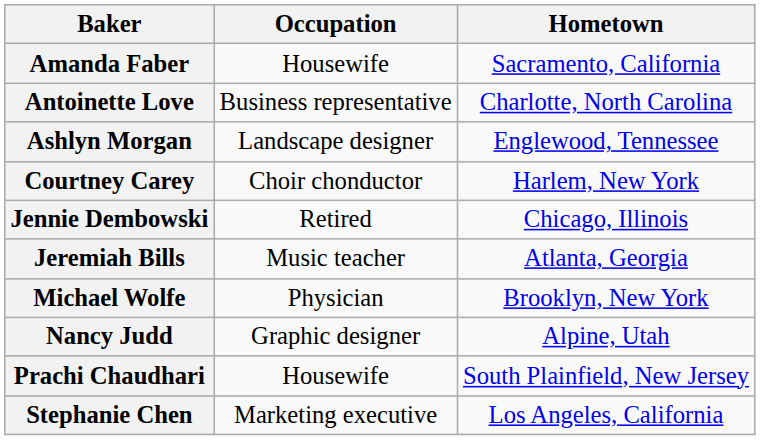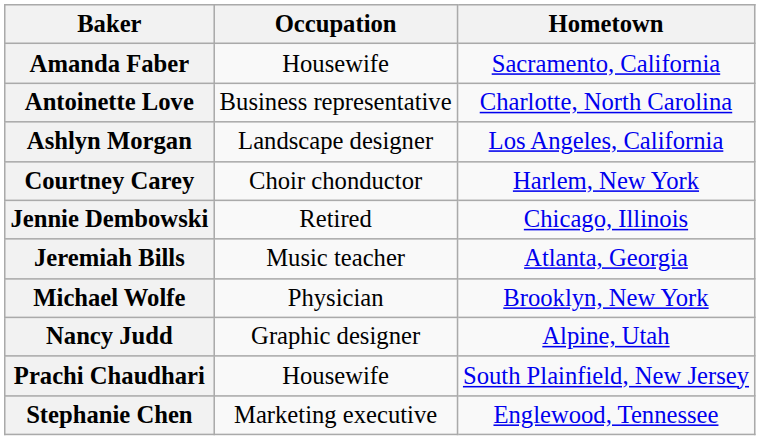(606, 141) Englewood, Tennessee -> (606, 141) Los Angeles, California
(606, 414) Los Angeles, California -> (606, 414) Englewood, Tennessee
